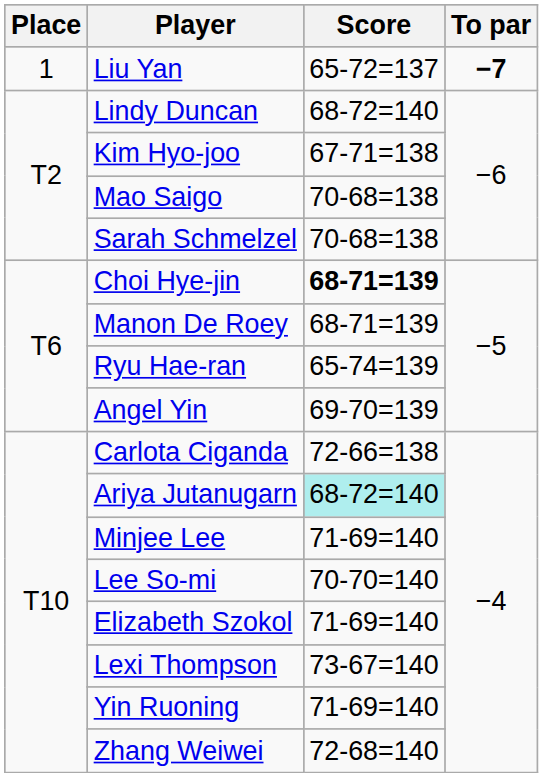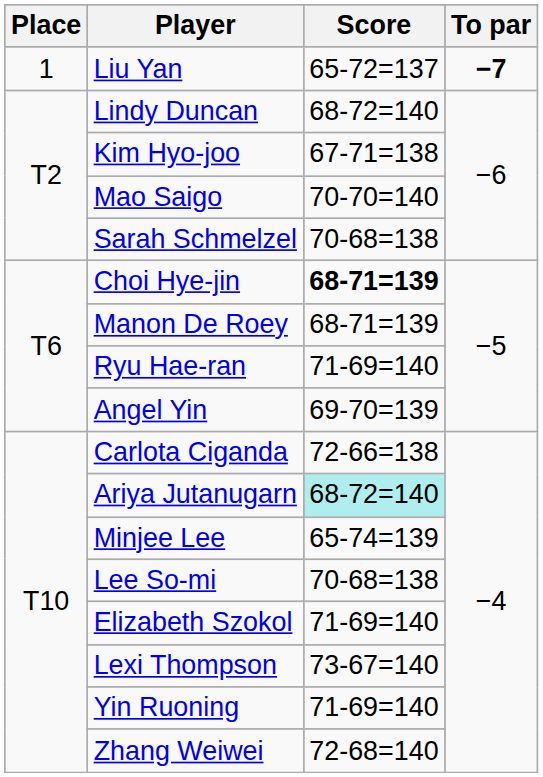(374, 196) 70-68=138 -> (374, 196) 70-70=140
(374, 366) 65-74=139 -> (374, 366) 71-69=140
(374, 537) 71-69=140 -> (374, 537) 65-74=139
(374, 580) 70-70=140 -> (374, 580) 70-68=138
